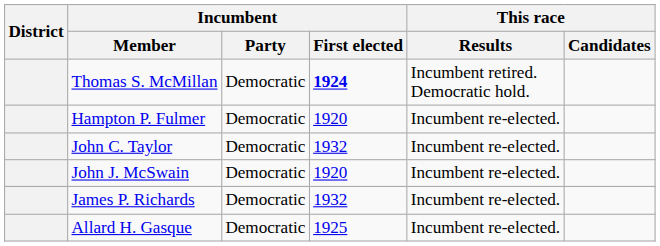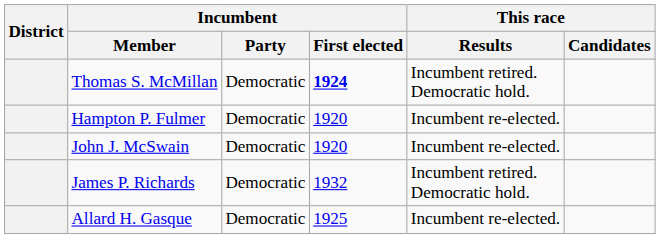- row: (122, 145)
(485, 200) Incumbent re-elected. -> (474, 182) Incumbent retired. Democratic hold.
